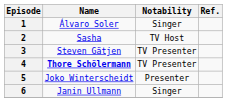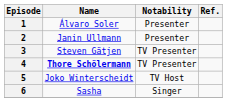(167, 24) Singer -> (167, 24) Presenter
(89, 38) Sasha -> (89, 38) Janin Ullmann
(167, 38) TV Host -> (167, 38) Presenter
(167, 78) Presenter -> (167, 78) TV Host
(89, 91) Janin Ullmann -> (89, 91) Sasha
